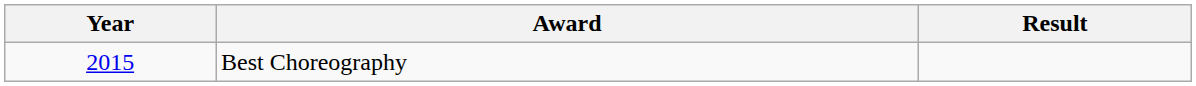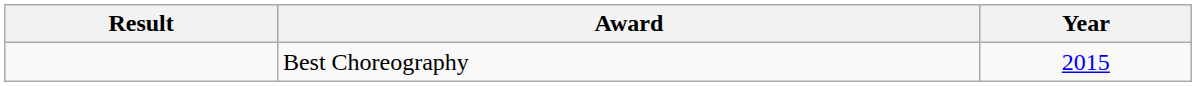columns swapped: (110, 23) <-> (1055, 23)
